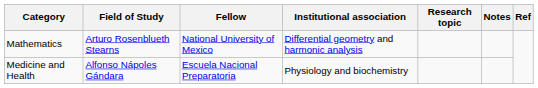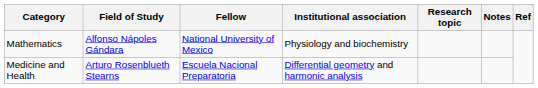(127, 44) Arturo Rosenblueth Stearns -> (121, 44) Alfonso Nápoles Gándara
(339, 44) Differential geometry and harmonic analysis -> (346, 44) Physiology and biochemistry
(121, 70) Alfonso Nápoles Gándara -> (127, 70) Arturo Rosenblueth Stearns
(346, 70) Physiology and biochemistry -> (339, 70) Differential geometry and harmonic analysis
